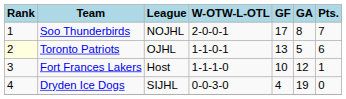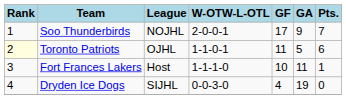(299, 31) 8 -> (299, 31) 9
(281, 49) 13 -> (281, 49) 11
(302, 67) 12 -> (302, 67) 11
